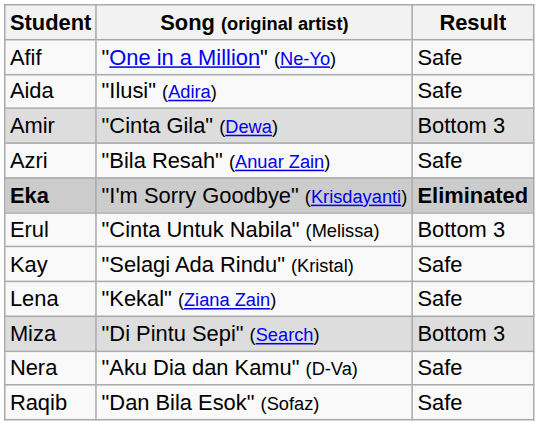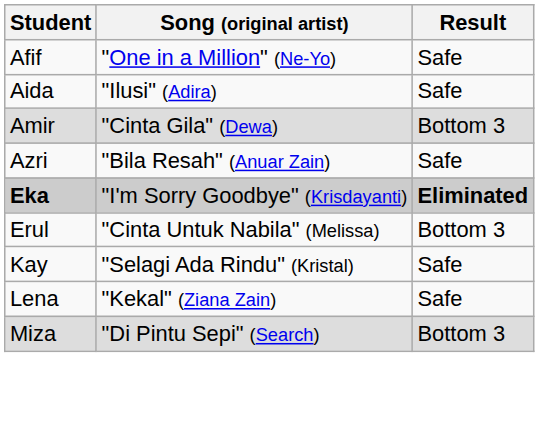- row: (34, 368)
- row: (38, 403)
